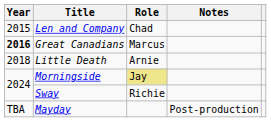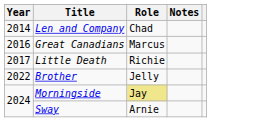(19, 29) 2015 -> (19, 29) 2014
(19, 45) bold -> (19, 45) normal
(19, 61) 2018 -> (19, 61) 2017
(144, 61) Arnie -> (147, 61) Richie
+ row: (56, 77)
(147, 93) Richie -> (144, 109) Arnie
- row: (53, 109)
